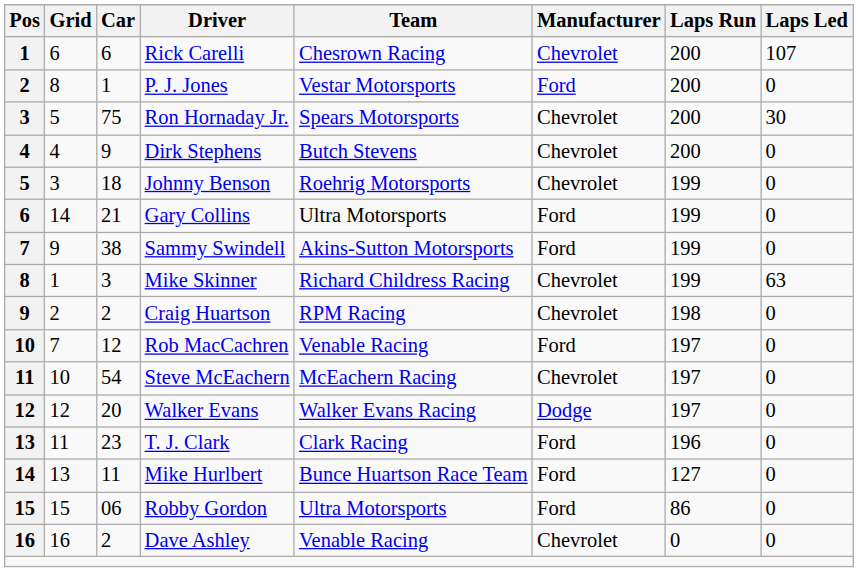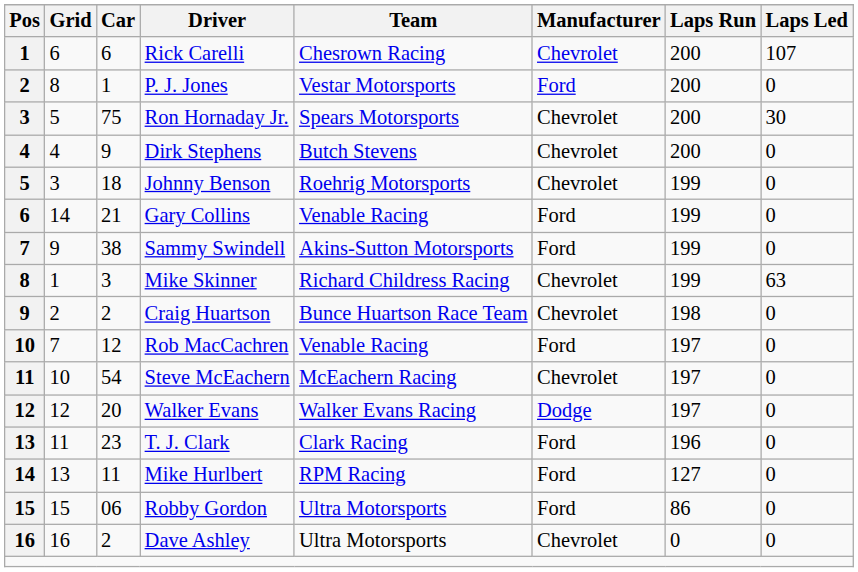(373, 215) Ultra Motorsports -> (364, 215) Venable Racing
(352, 313) RPM Racing -> (413, 313) Bunce Huartson Race Team
(413, 475) Bunce Huartson Race Team -> (352, 475) RPM Racing
(364, 540) Venable Racing -> (373, 540) Ultra Motorsports
